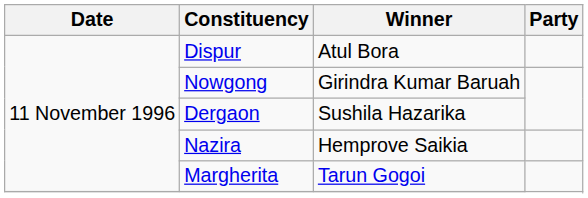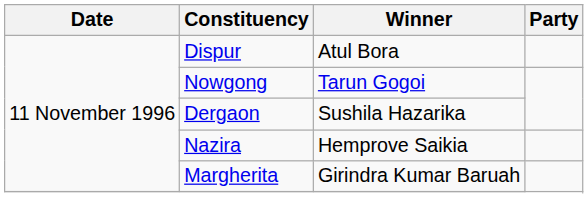(419, 82) Girindra Kumar Baruah -> (371, 82) Tarun Gogoi
(371, 176) Tarun Gogoi -> (419, 176) Girindra Kumar Baruah
